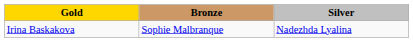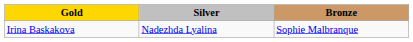columns swapped: (341, 12) <-> (207, 12)
